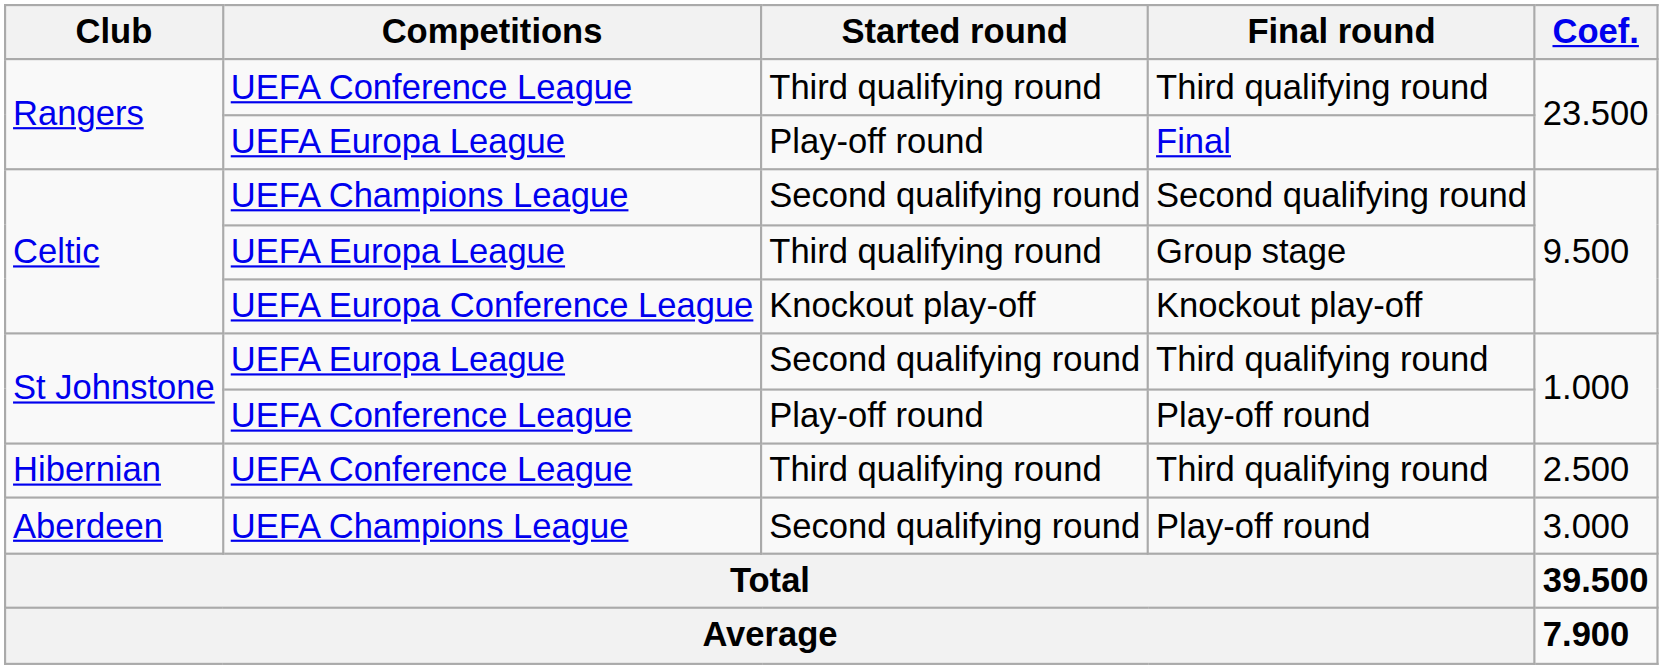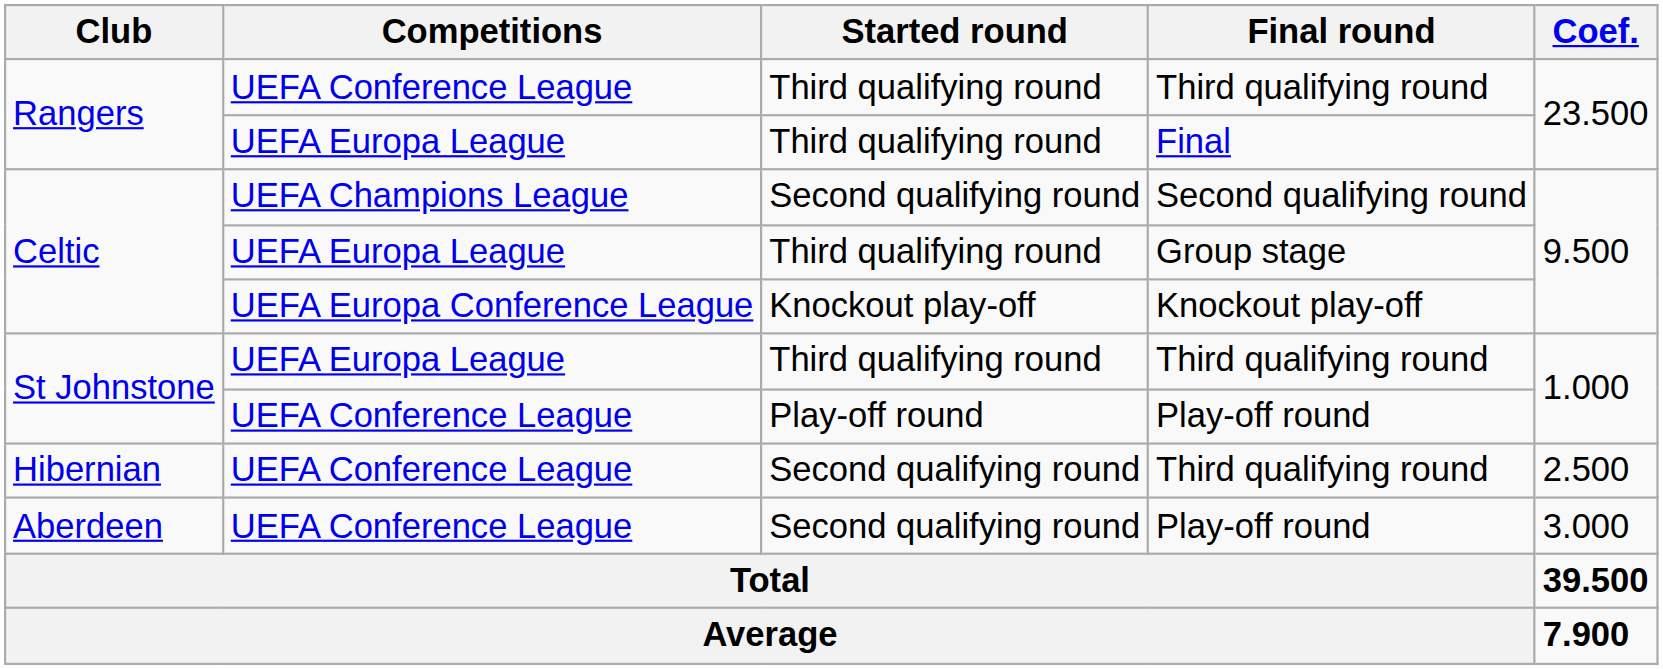(877, 141) Play-off round -> (935, 141) Third qualifying round
(955, 360) Second qualifying round -> (935, 360) Third qualifying round
(935, 470) Third qualifying round -> (955, 470) Second qualifying round
(430, 525) UEFA Champions League -> (432, 525) UEFA Conference League
